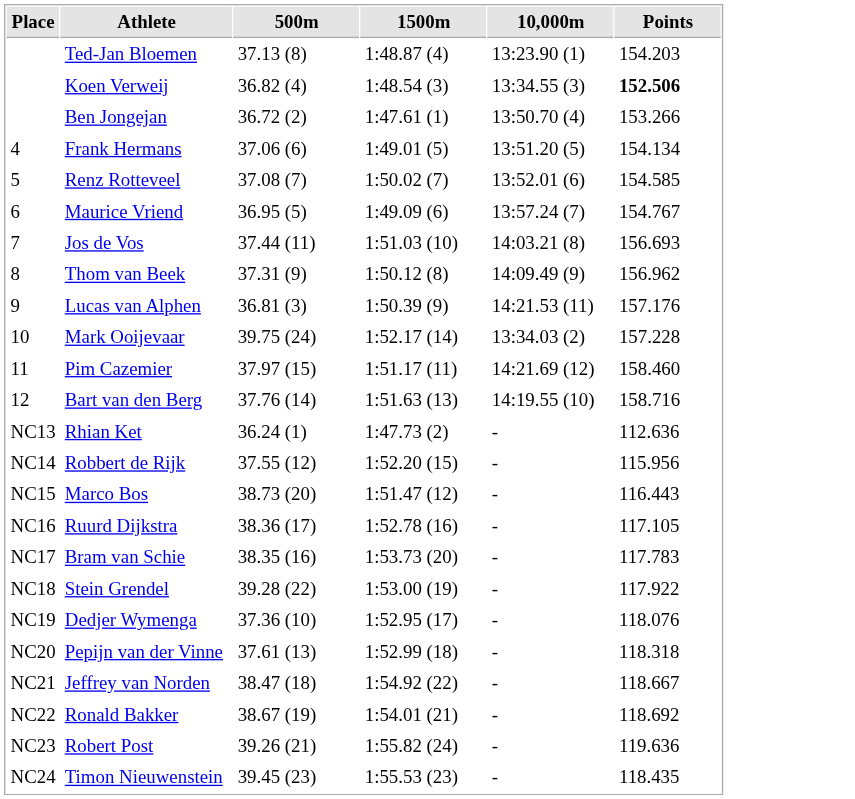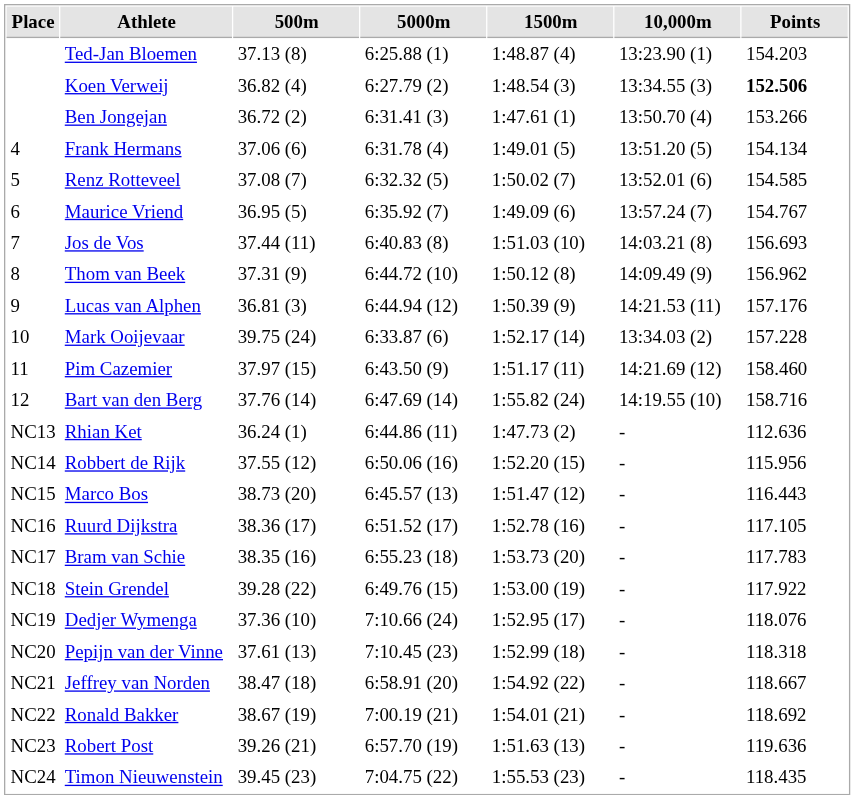+ column: (424, 21)
(411, 400) 1:51.63 (13) -> (538, 400) 1:55.82 (24)
(411, 745) 1:55.82 (24) -> (538, 745) 1:51.63 (13)
